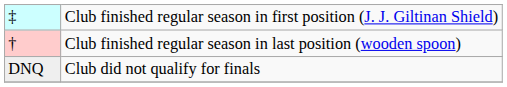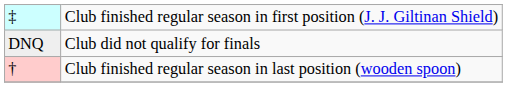rows swapped: (12, 43) <-> (26, 69)
